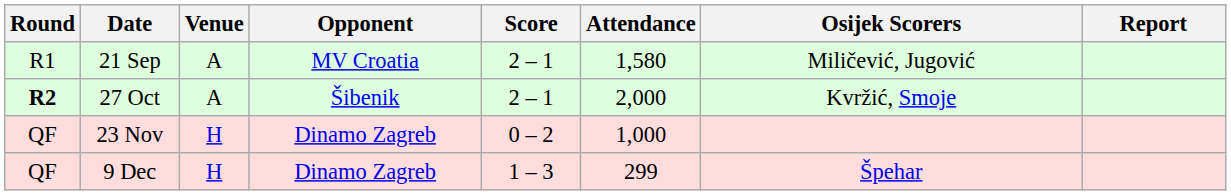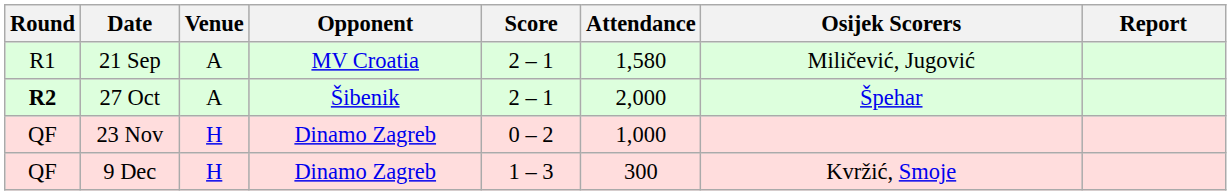(891, 97) Kvržić, Smoje -> (891, 97) Špehar
(641, 171) 299 -> (641, 171) 300
(891, 171) Špehar -> (891, 171) Kvržić, Smoje
